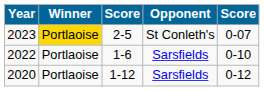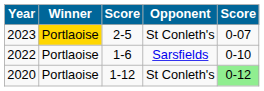(180, 75) Sarsfields -> (180, 75) St Conleth's
(238, 75) no background -> (238, 75) lightgreen background
